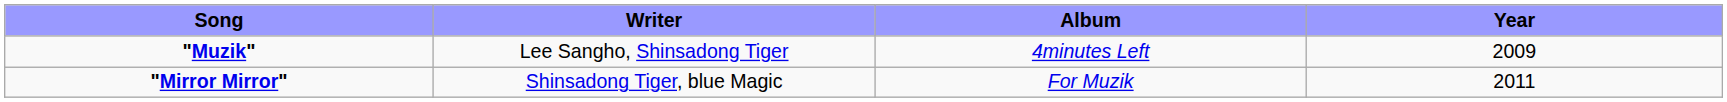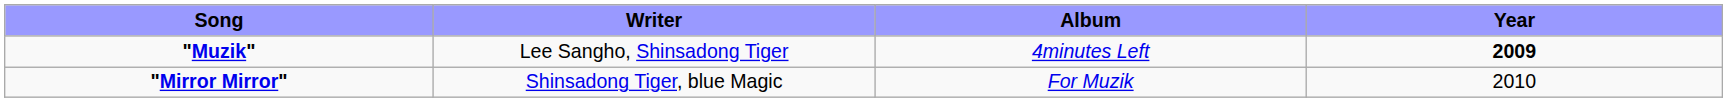(1514, 51) normal -> (1514, 51) bold
(1514, 82) 2011 -> (1514, 82) 2010
